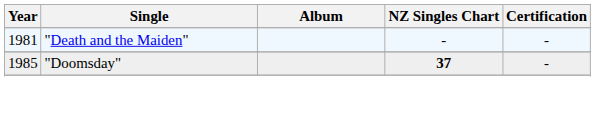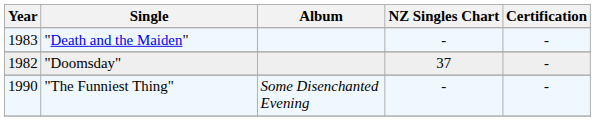(23, 39) 1981 -> (23, 39) 1983
(23, 63) 1985 -> (23, 63) 1982
(444, 63) bold -> (444, 63) normal
+ row: (109, 87)
